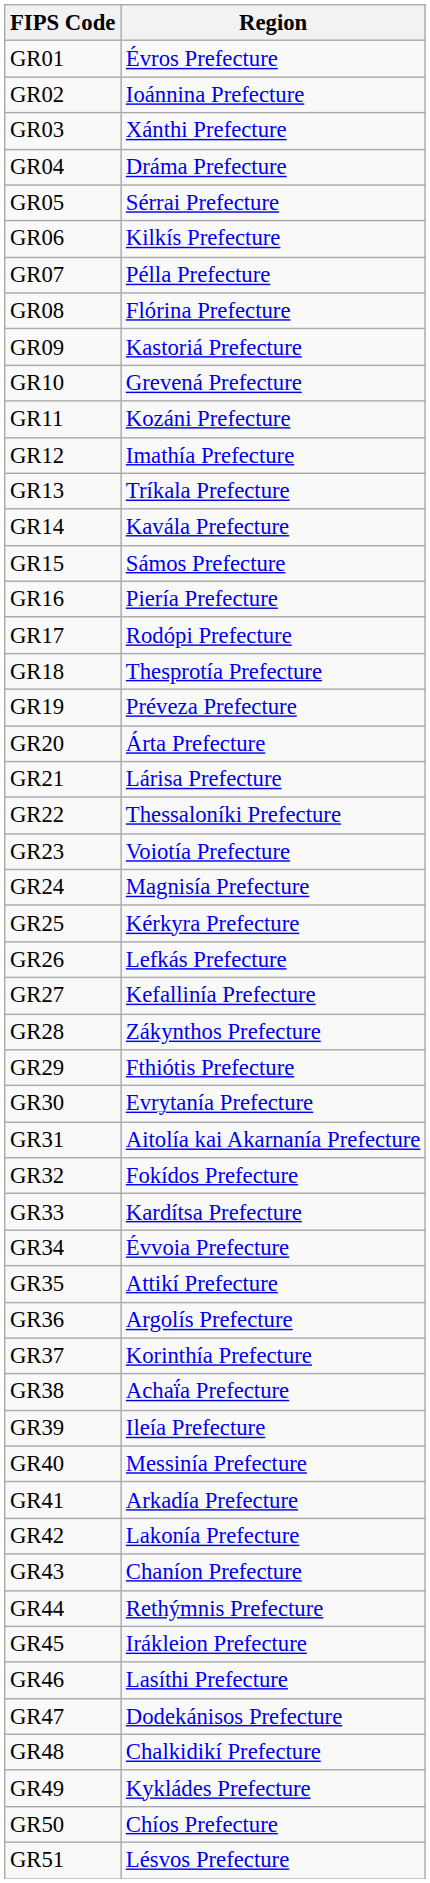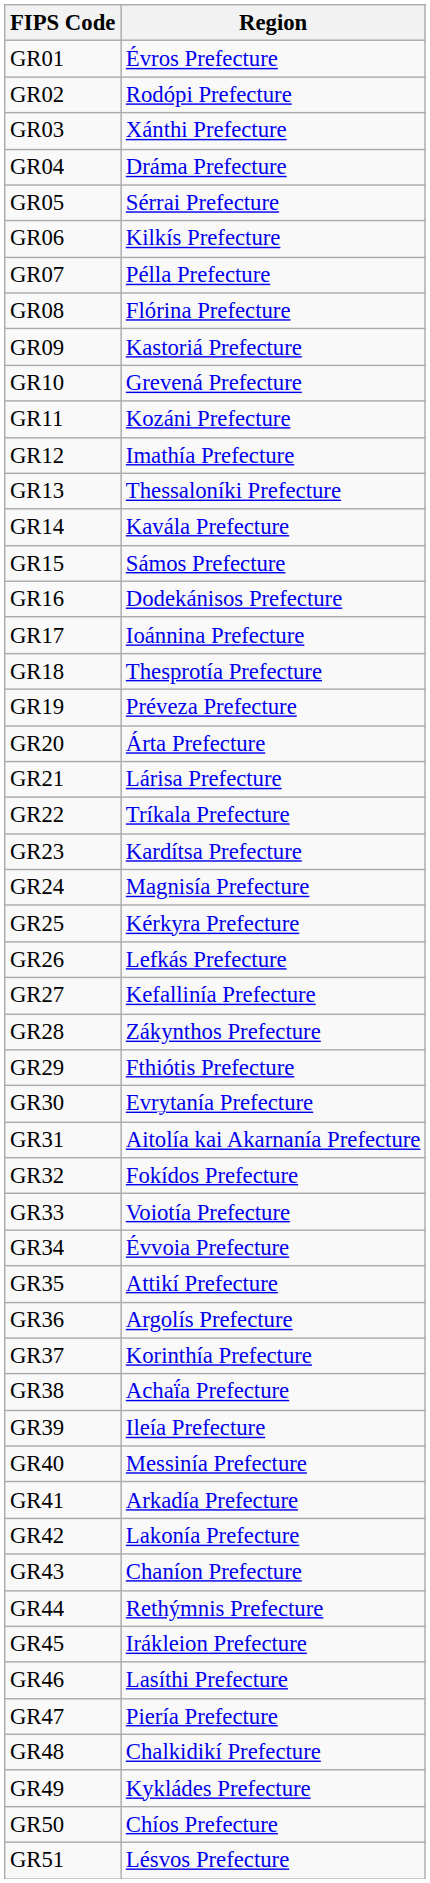(215, 94) Ioánnina Prefecture -> (209, 94) Rodópi Prefecture
(208, 490) Tríkala Prefecture -> (233, 490) Thessaloníki Prefecture
(202, 599) Piería Prefecture -> (234, 599) Dodekánisos Prefecture
(209, 635) Rodópi Prefecture -> (215, 635) Ioánnina Prefecture
(233, 815) Thessaloníki Prefecture -> (208, 815) Tríkala Prefecture
(208, 851) Voiotía Prefecture -> (214, 851) Kardítsa Prefecture
(214, 1211) Kardítsa Prefecture -> (208, 1211) Voiotía Prefecture
(234, 1716) Dodekánisos Prefecture -> (202, 1716) Piería Prefecture
